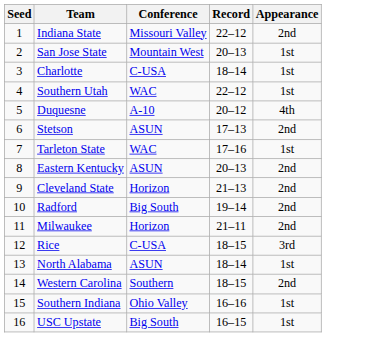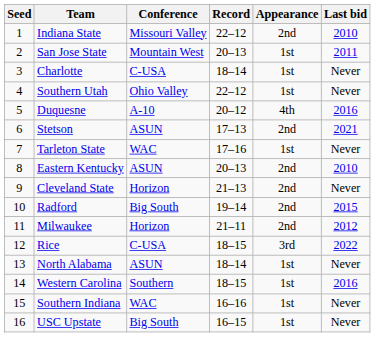+ column: (346, 14)
(143, 91) WAC -> (159, 91) Ohio Valley
(287, 284) 2nd -> (287, 284) 1st
(159, 303) Ohio Valley -> (143, 303) WAC
